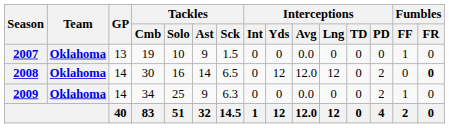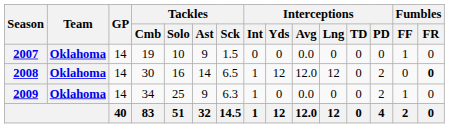(120, 53) 13 -> (120, 53) 14
(255, 73) 0 -> (255, 73) 1
(255, 93) 0 -> (255, 93) 1
